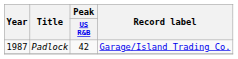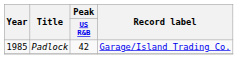(17, 47) 1987 -> (17, 47) 1985
